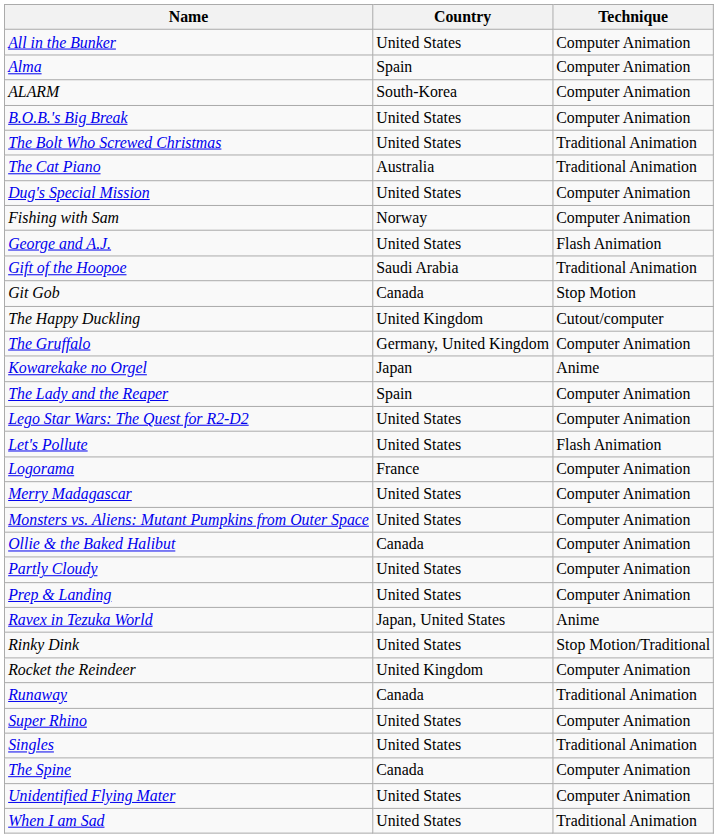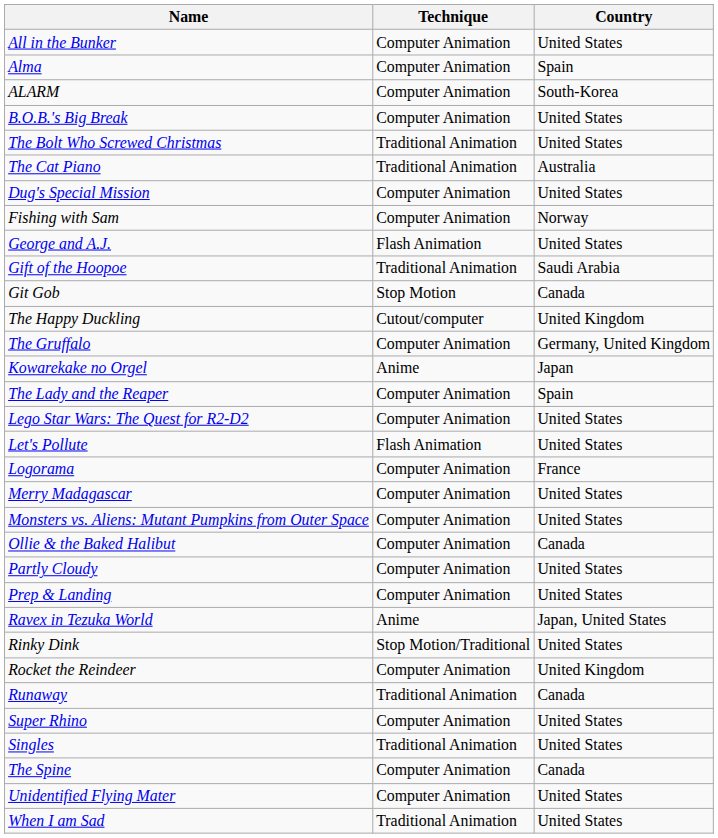columns swapped: (463, 17) <-> (633, 17)
